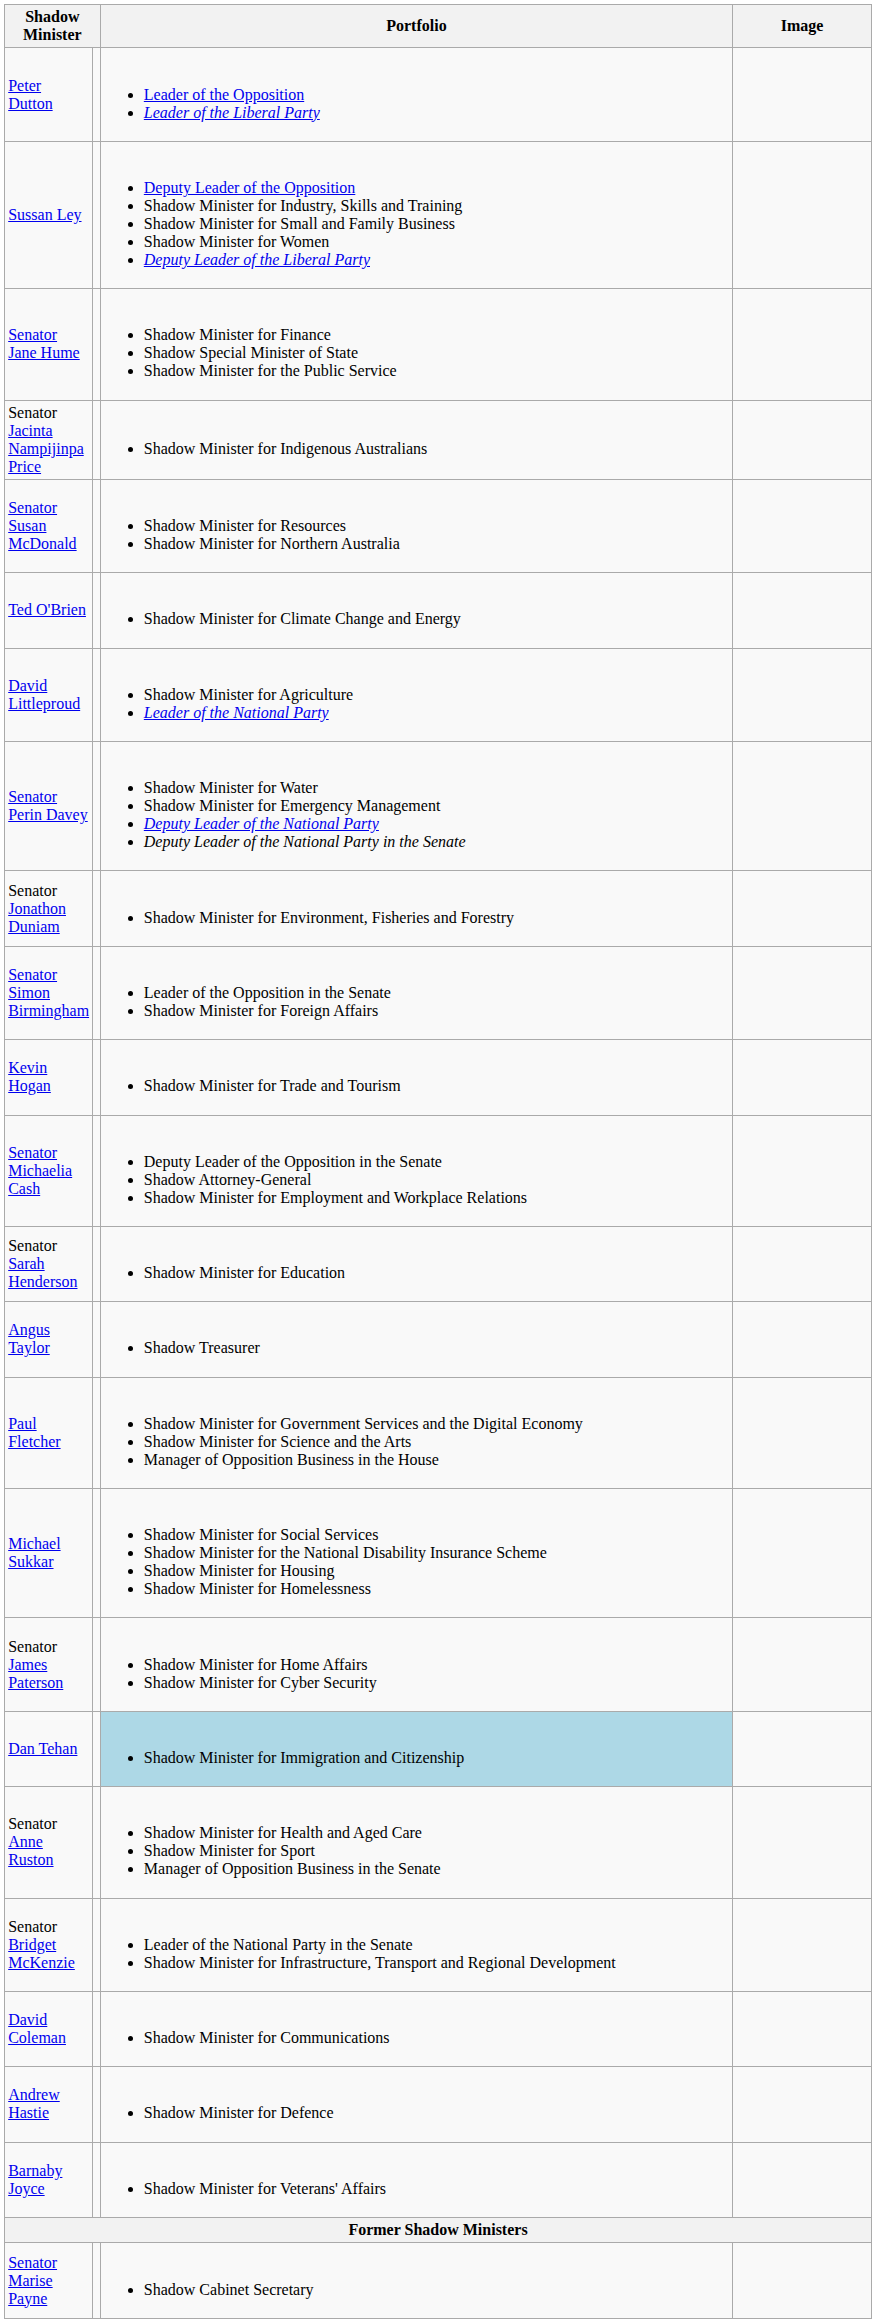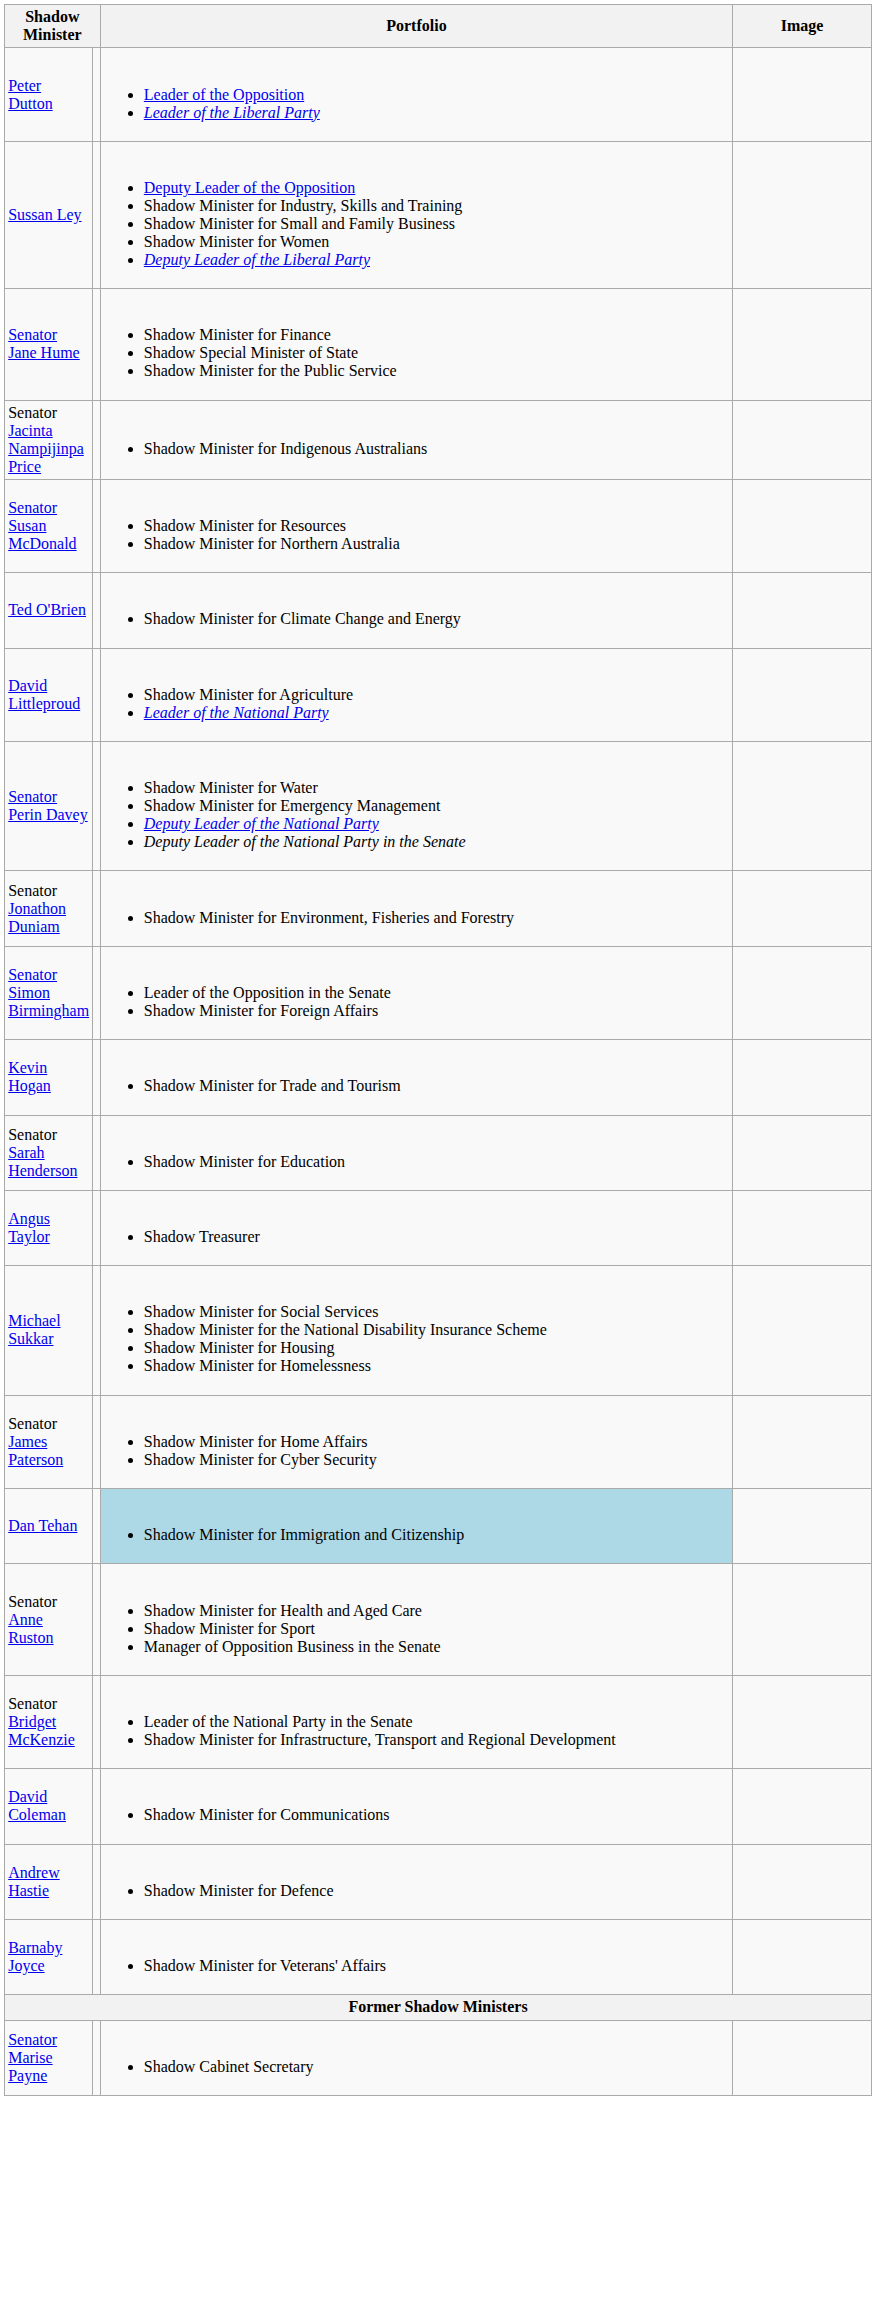- row: (40, 1170)
- row: (34, 1432)
